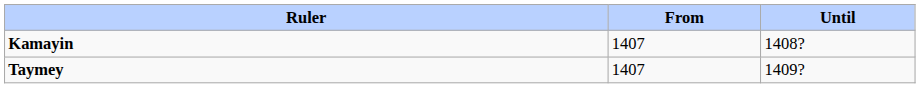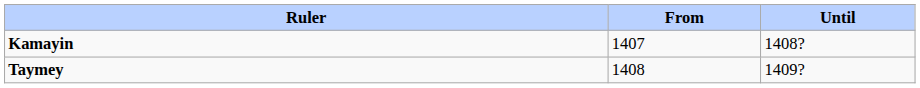(628, 69) 1407 -> (628, 69) 1408
